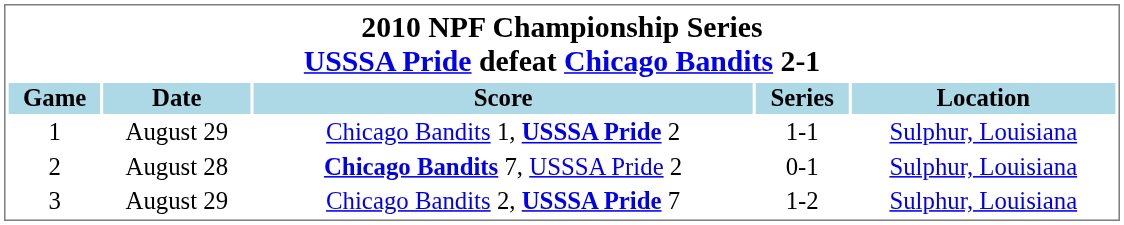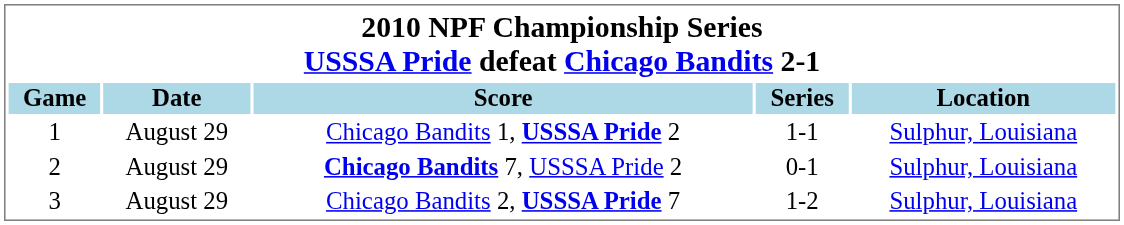(177, 166) August 28 -> (177, 166) August 29
